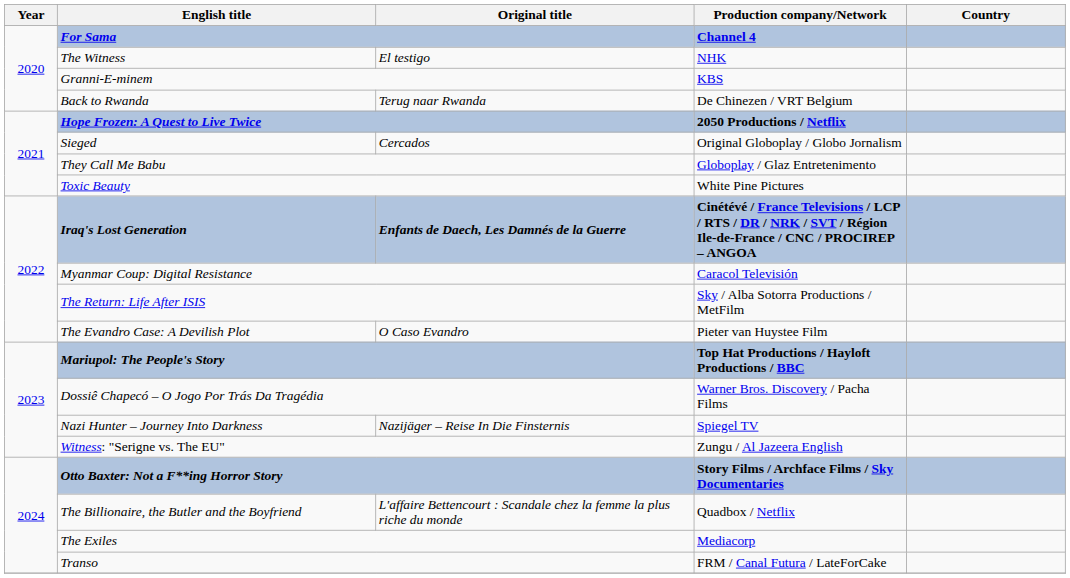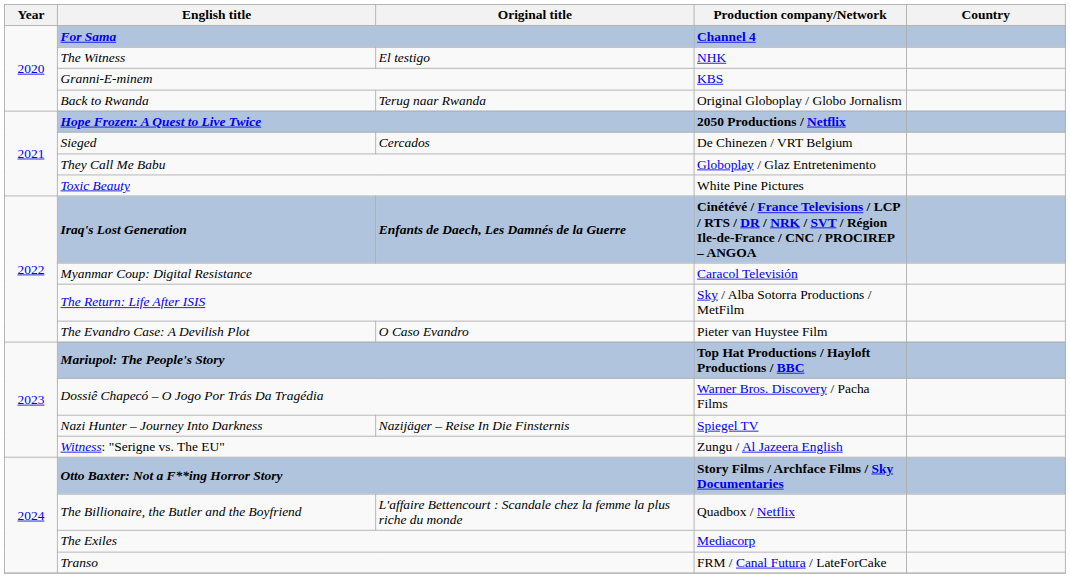(775, 100) De Chinezen / VRT Belgium -> (799, 100) Original Globoplay / Globo Jornalism
(799, 143) Original Globoplay / Globo Jornalism -> (775, 143) De Chinezen / VRT Belgium
